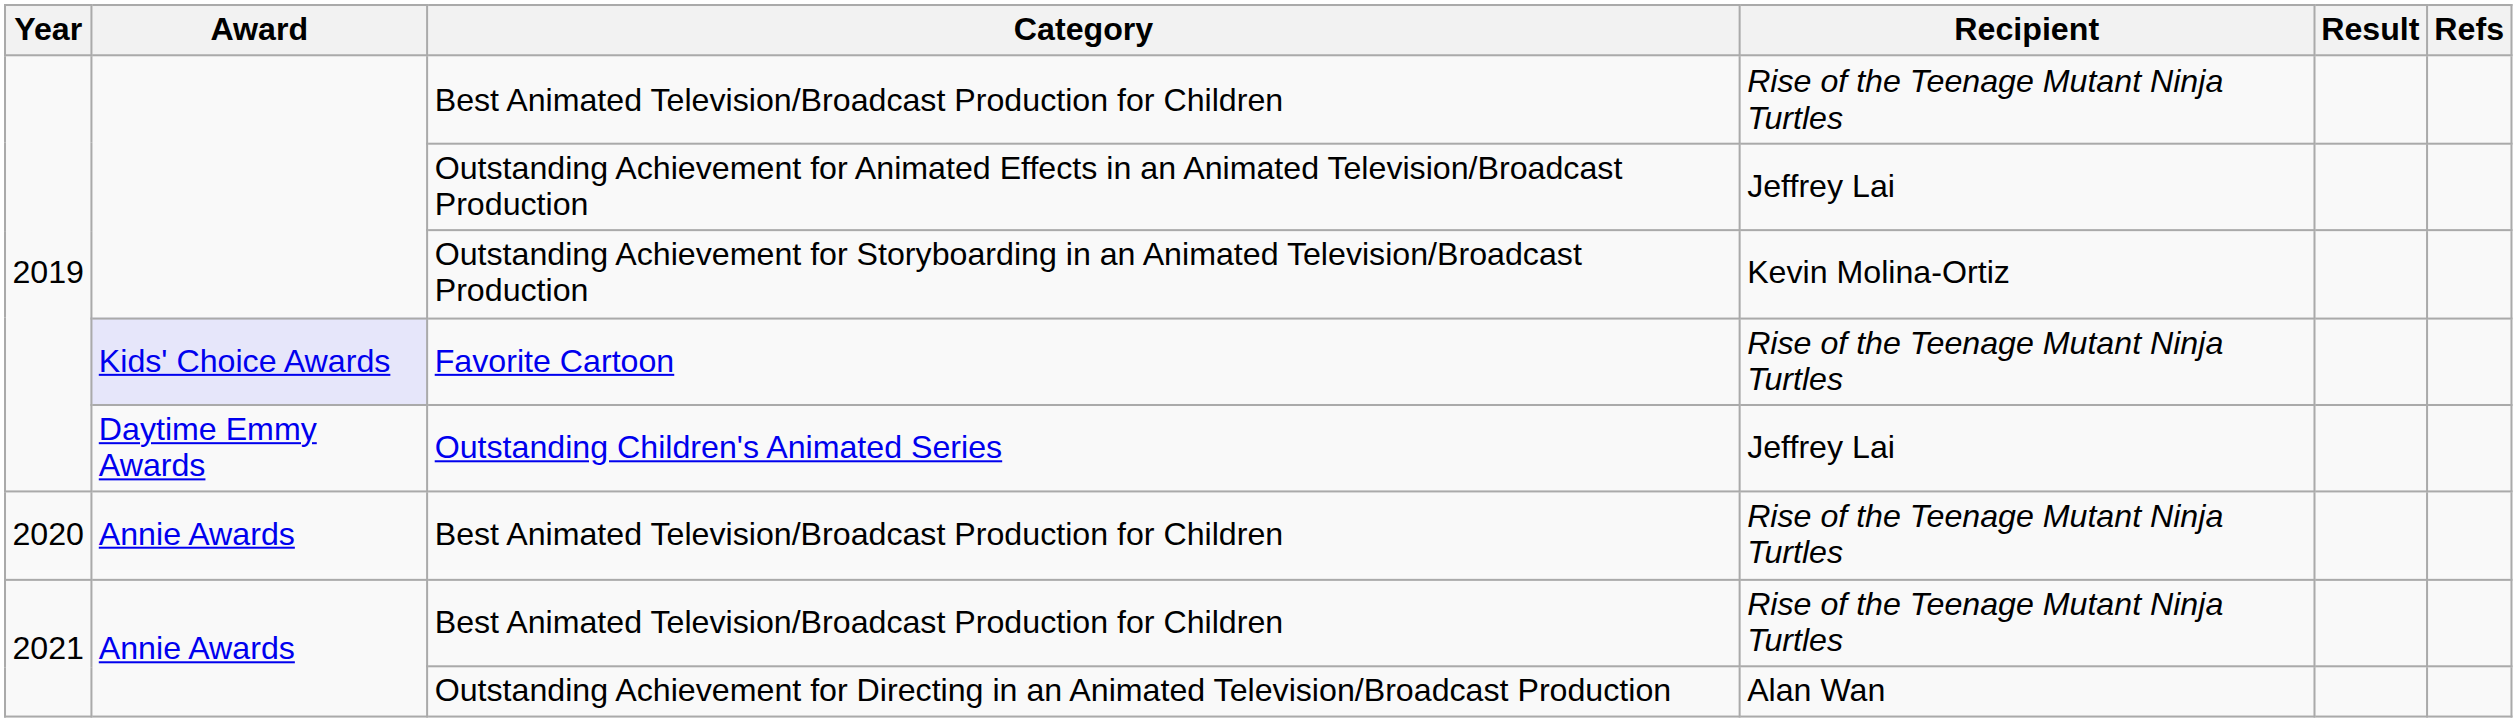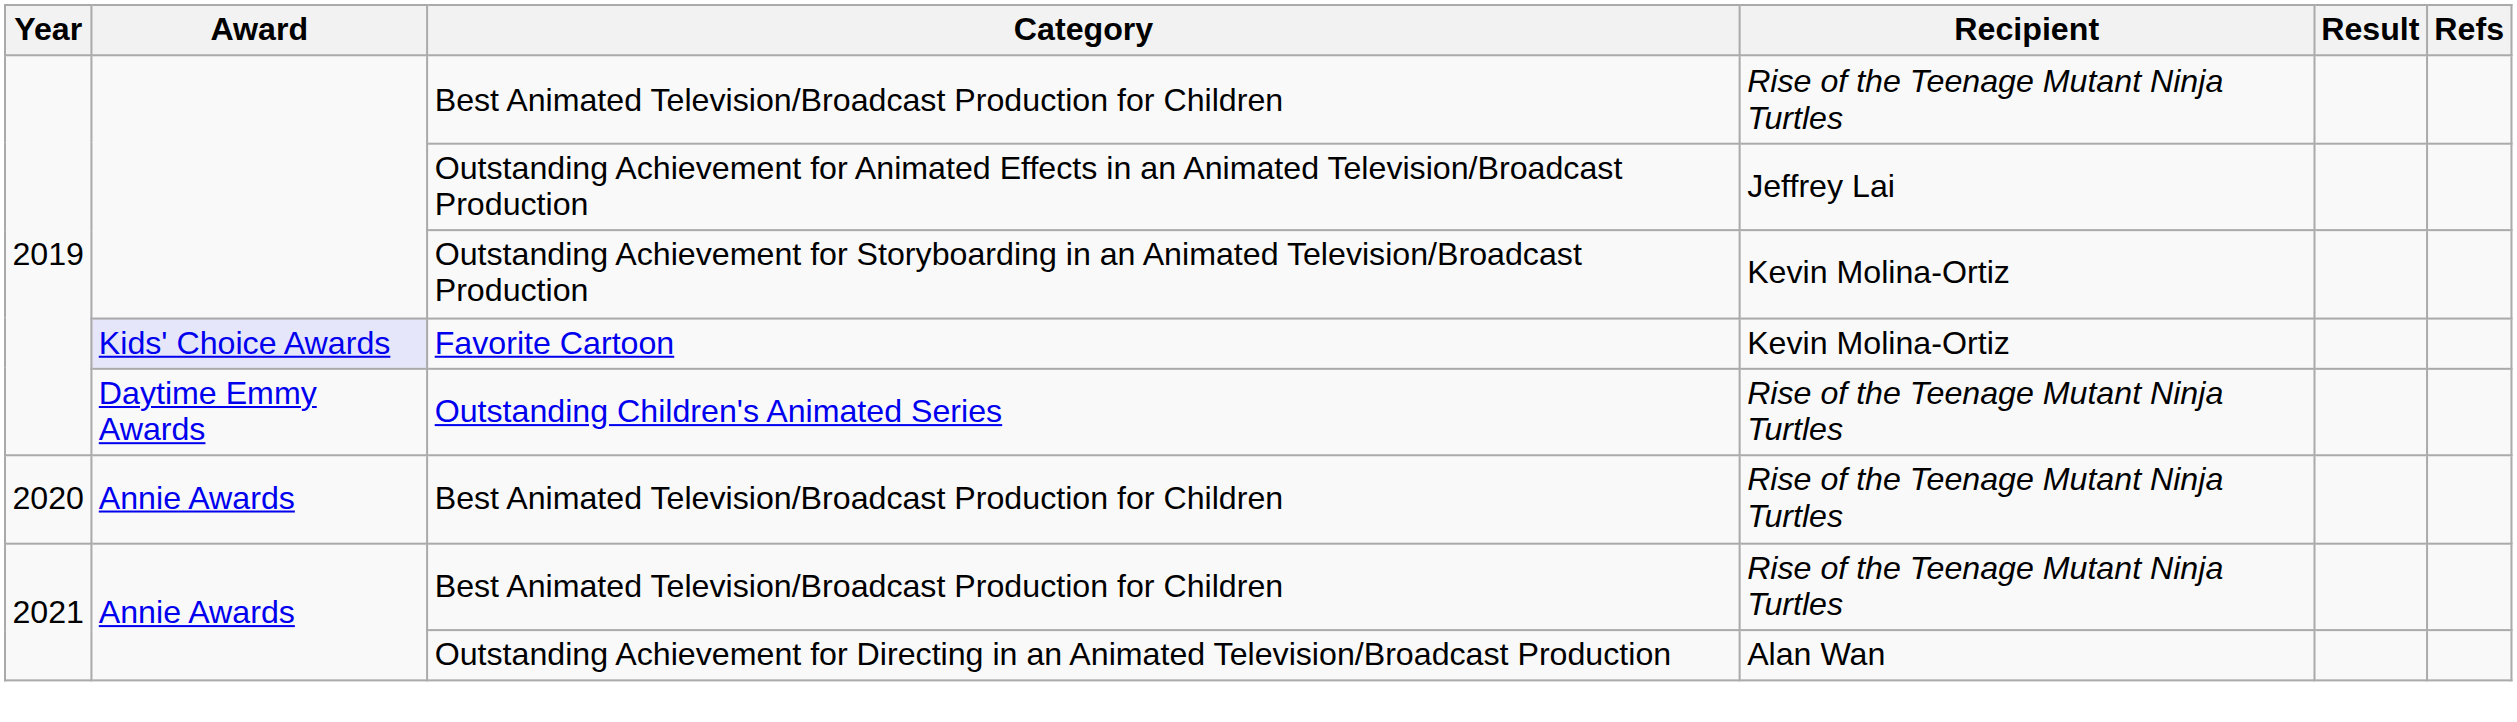(1985, 360) Rise of the Teenage Mutant Ninja Turtles -> (1878, 342) Kevin Molina-Ortiz
(1821, 447) Jeffrey Lai -> (1985, 411) Rise of the Teenage Mutant Ninja Turtles
